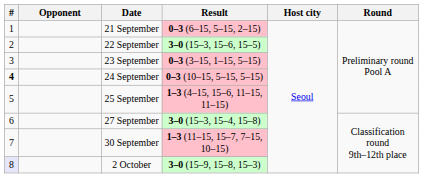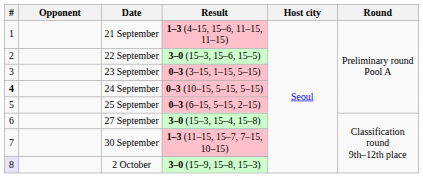(215, 29) 0–3 (6–15, 5–15, 2–15) -> (215, 34) 1–3 (4–15, 15–6, 11–15, 11–15)
(215, 99) 1–3 (4–15, 15–6, 11–15, 11–15) -> (215, 105) 0–3 (6–15, 5–15, 2–15)
